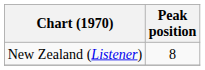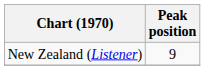(173, 53) 8 -> (173, 53) 9
